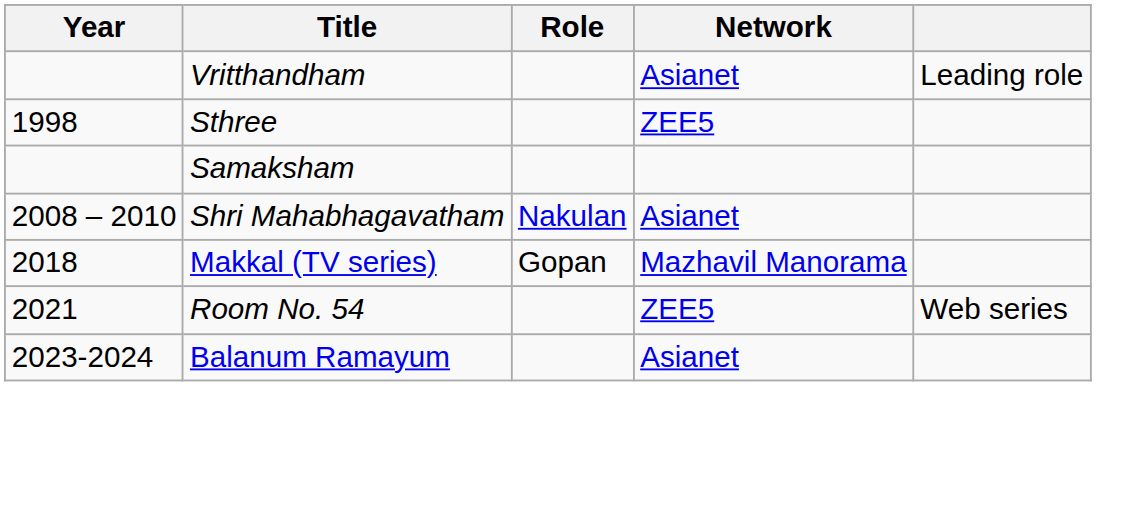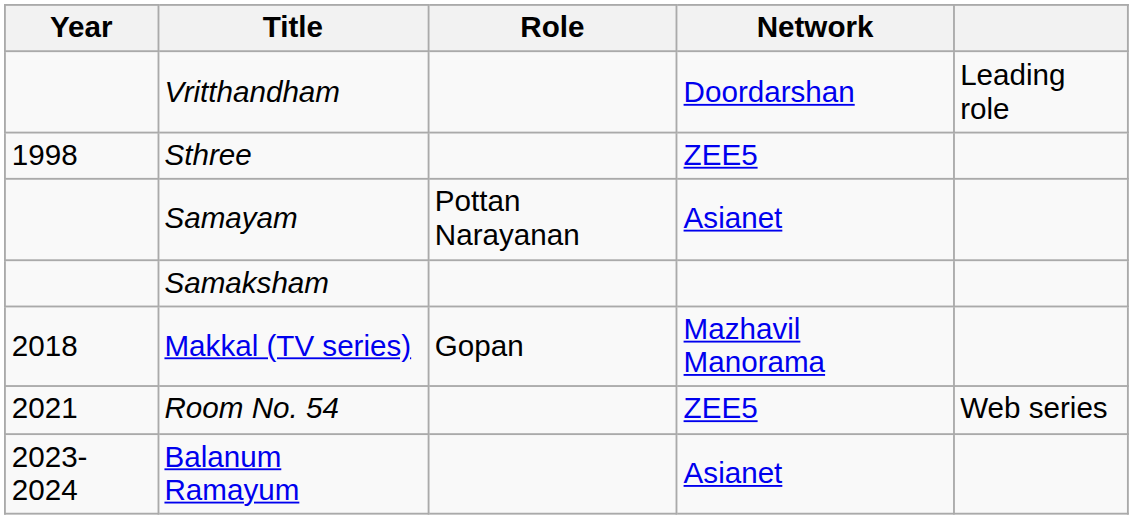(690, 74) Asianet -> (769, 91) Doordarshan
+ row: (231, 218)
- row: (347, 215)
